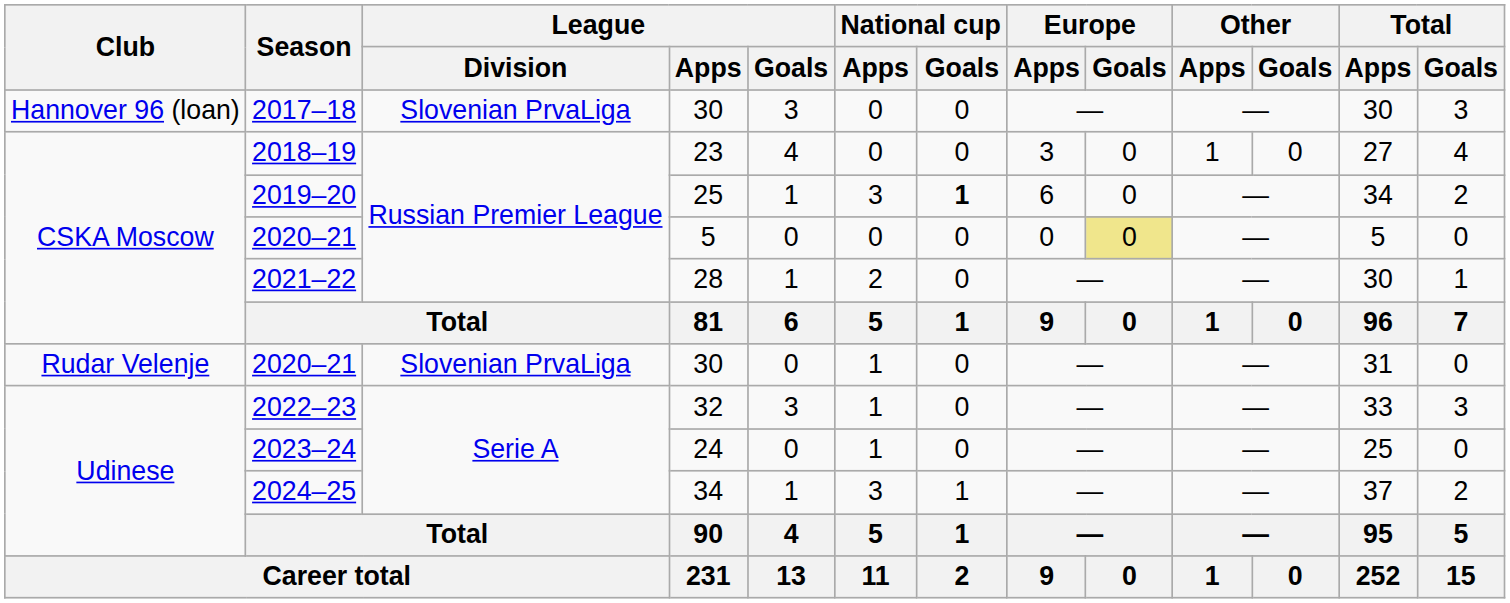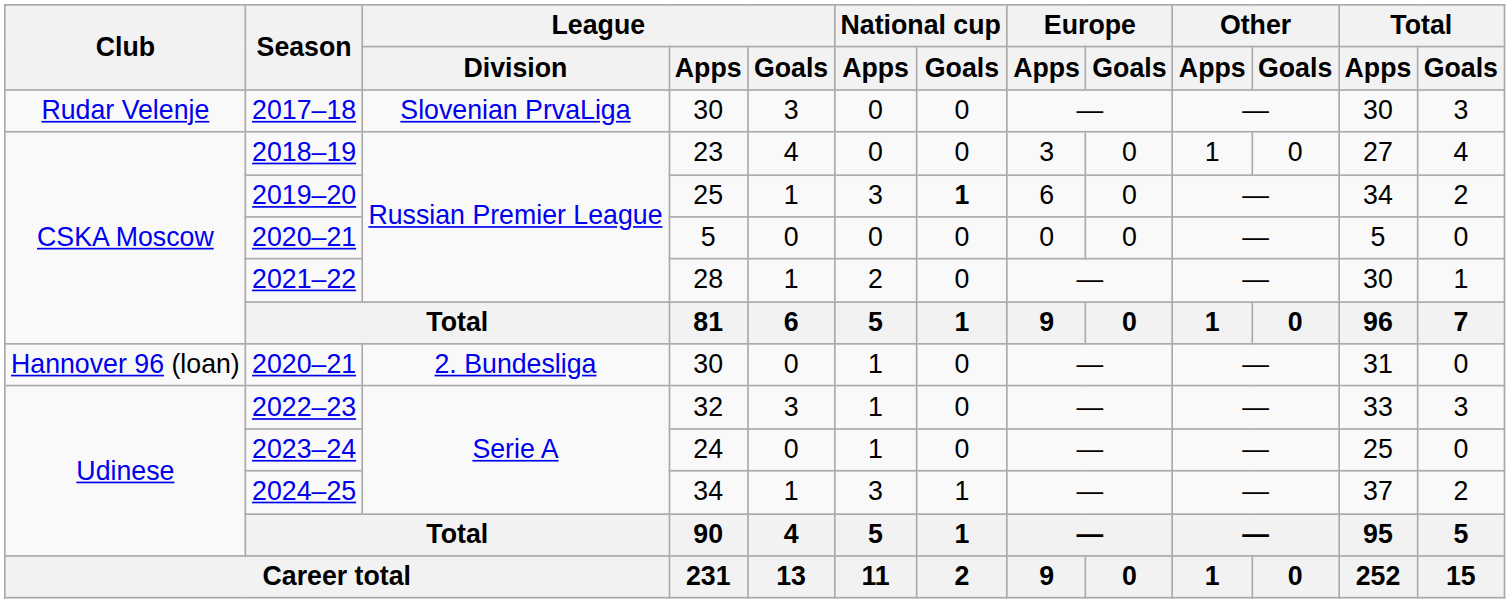(125, 110) Hannover 96 (loan) -> (125, 110) Rudar Velenje
(1129, 237) khaki background -> (1129, 237) no background
(125, 364) Rudar Velenje -> (125, 364) Hannover 96 (loan)
(515, 364) Slovenian PrvaLiga -> (515, 364) 2. Bundesliga
